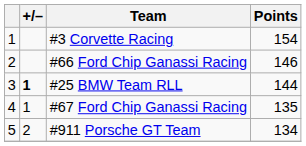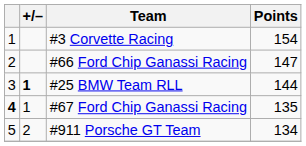(286, 62) 146 -> (286, 62) 147
(12, 108) normal -> (12, 108) bold
